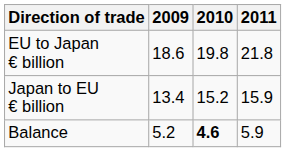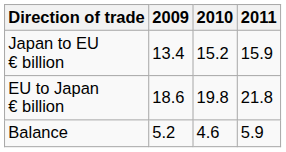rows swapped: (54, 52) <-> (54, 97)
(208, 133) bold -> (208, 133) normal
